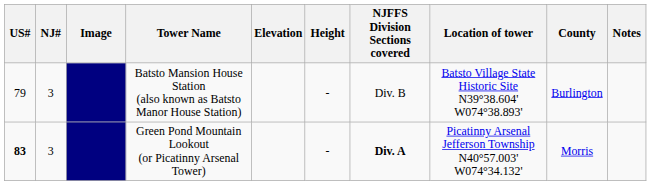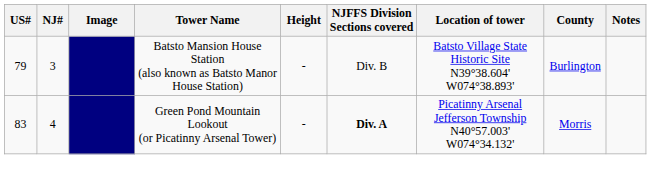- column: (278, 33)
(20, 151) bold -> (21, 124) normal
(51, 151) 3 -> (53, 124) 4
